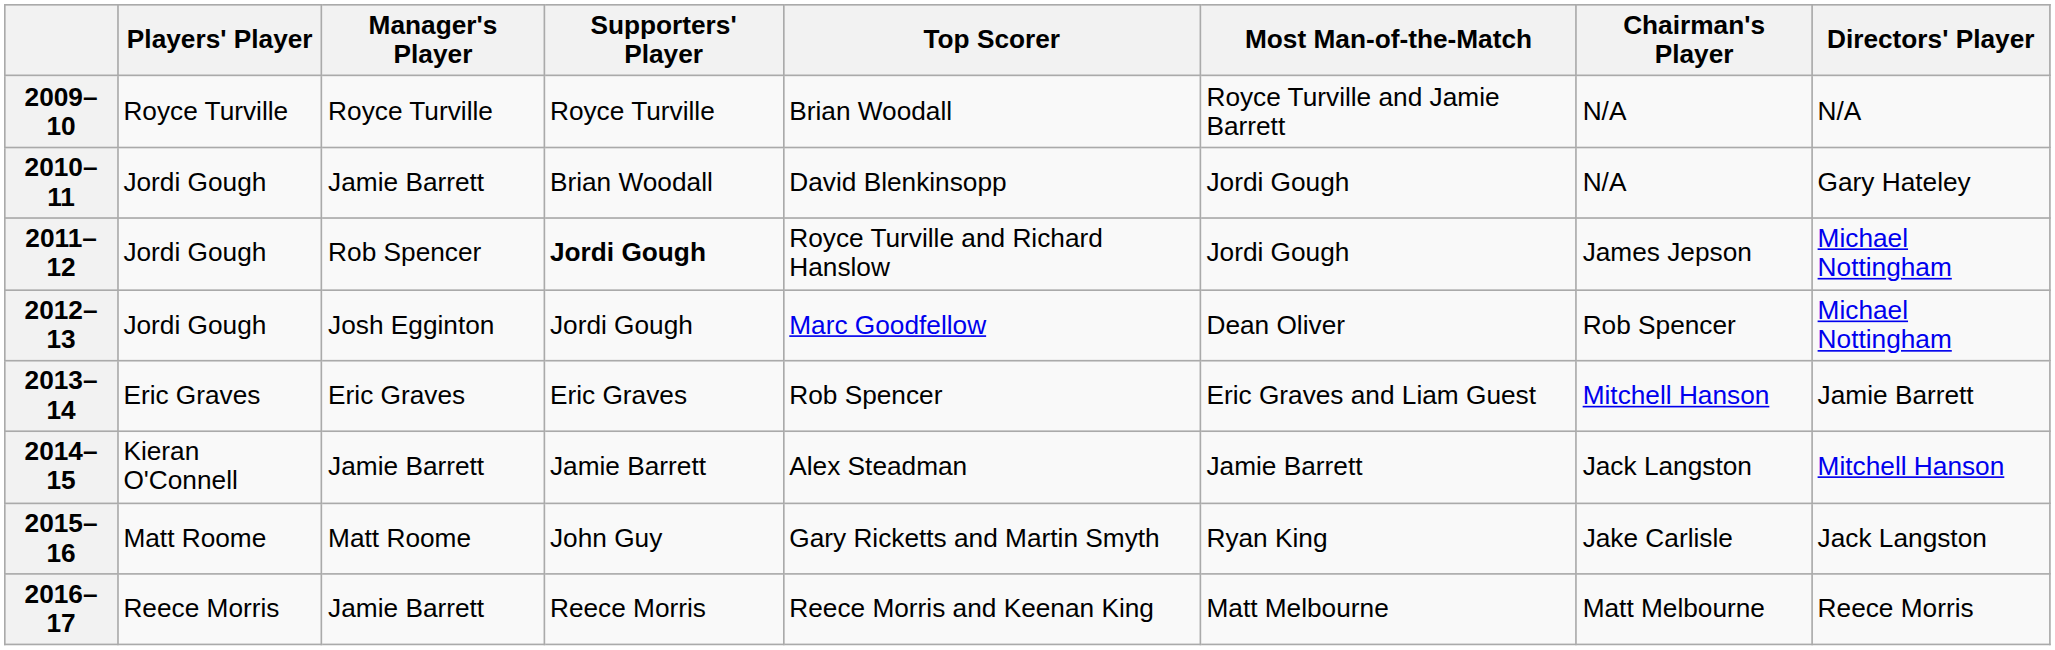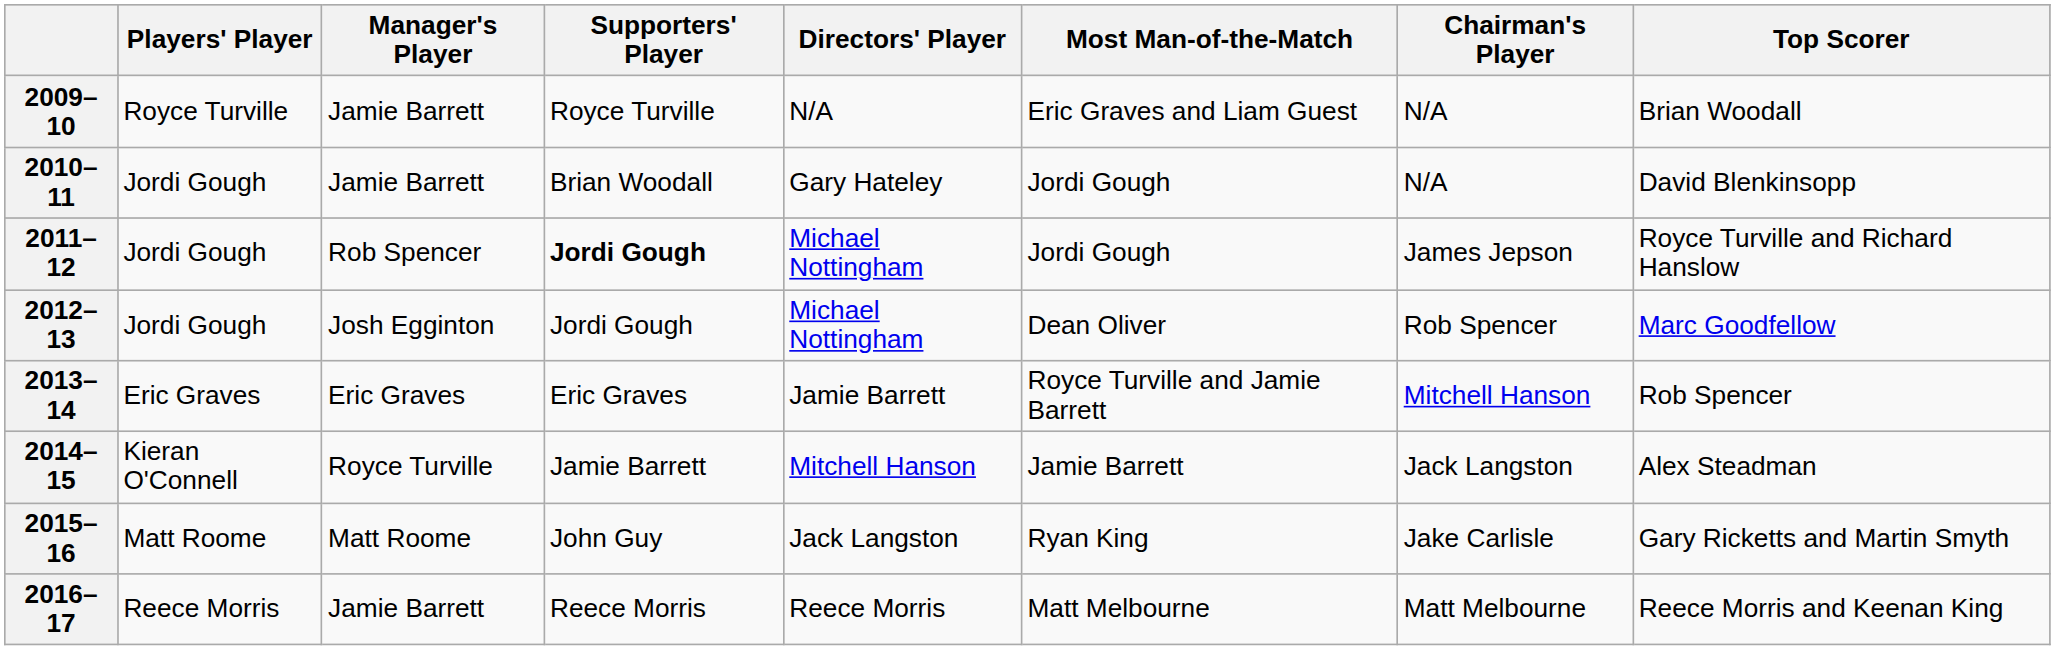columns swapped: (992, 40) <-> (1931, 40)
(411, 111) Royce Turville -> (406, 111) Jamie Barrett
(1353, 111) Royce Turville and Jamie Barrett -> (1192, 111) Eric Graves and Liam Guest
(1371, 395) Eric Graves and Liam Guest -> (1174, 395) Royce Turville and Jamie Barrett
(406, 466) Jamie Barrett -> (411, 466) Royce Turville
